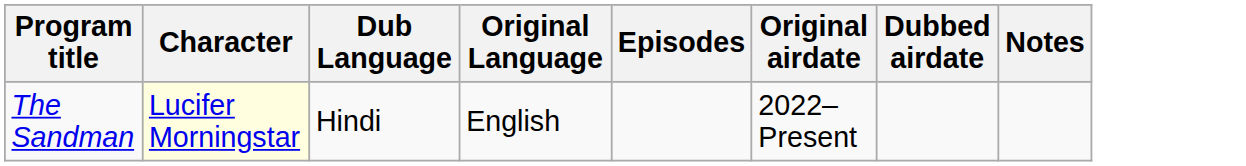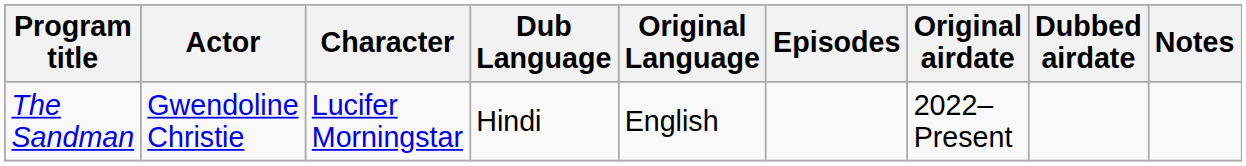+ column: (223, 43)
(224, 120) lightyellow background -> (387, 120) no background
